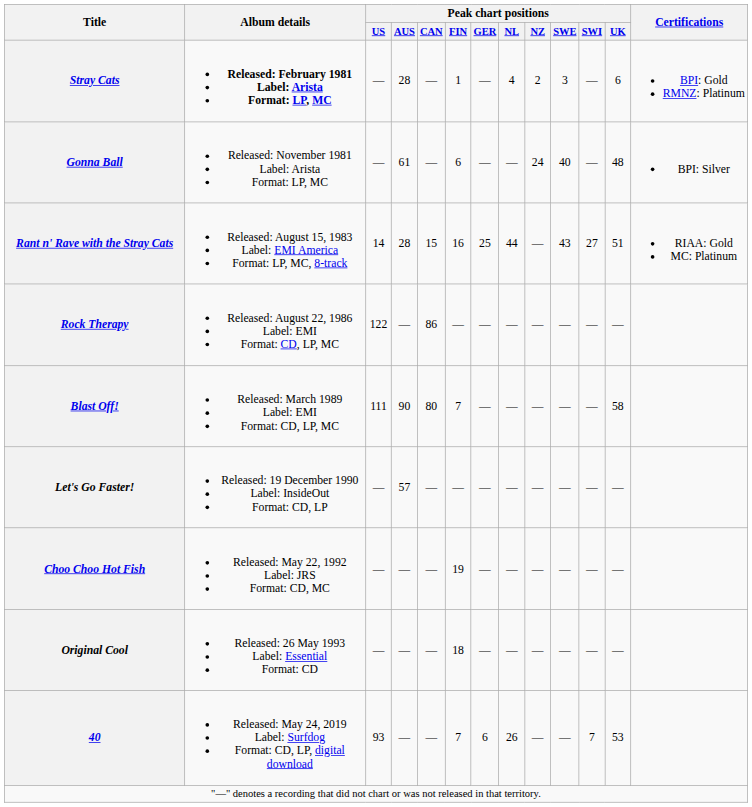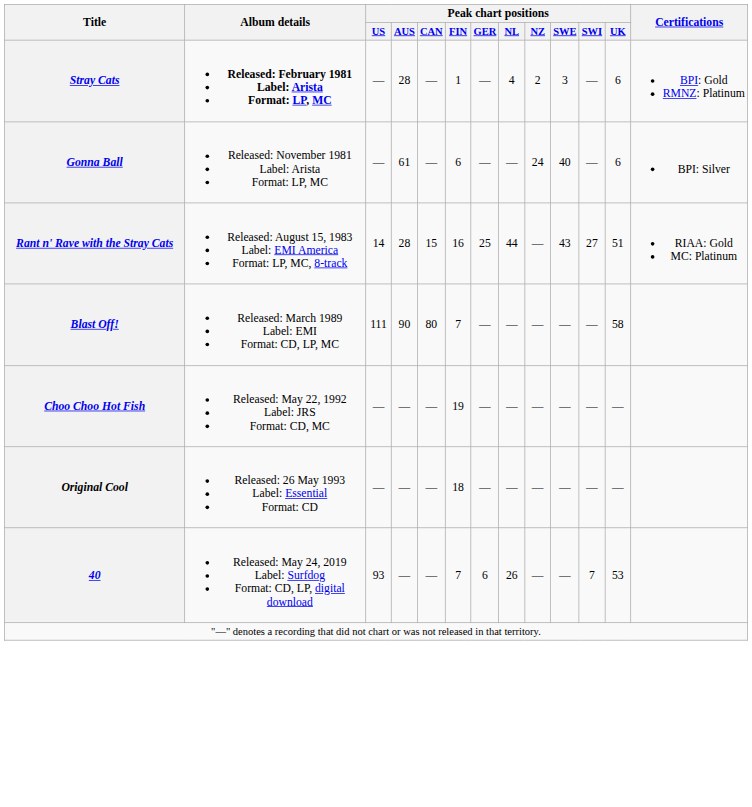(618, 162) 48 -> (618, 162) 6
- row: (95, 324)
- row: (95, 487)
